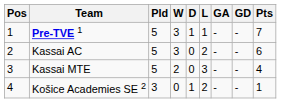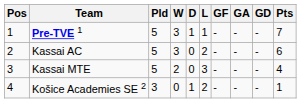+ column: (221, 13)
